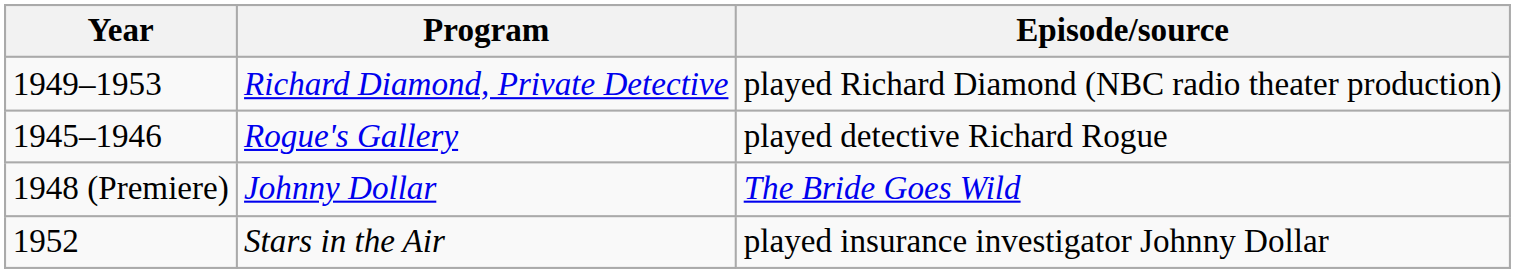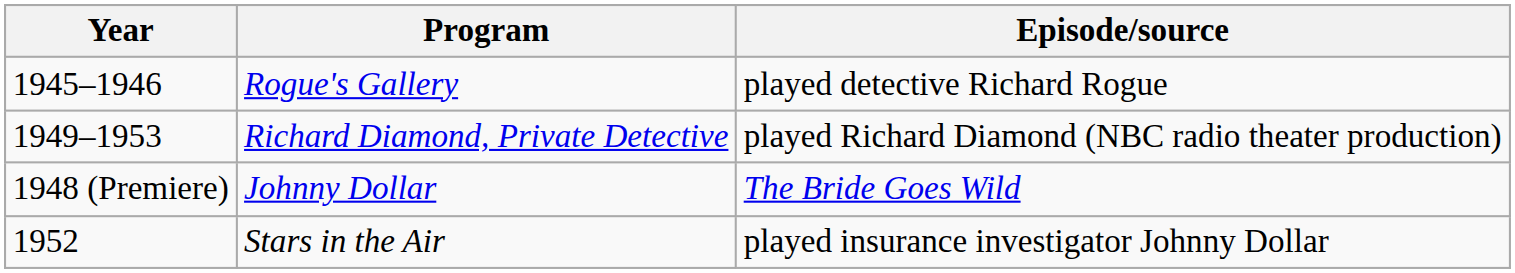rows swapped: (351, 135) <-> (486, 83)
